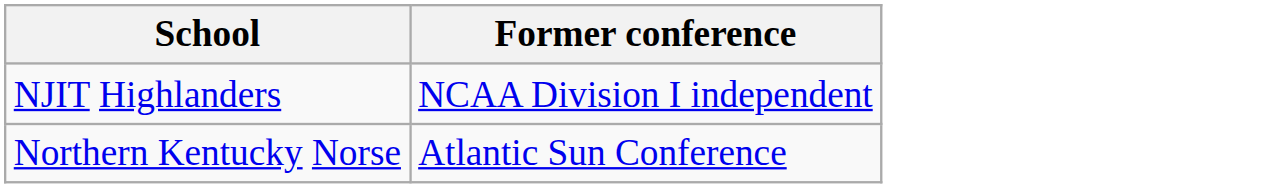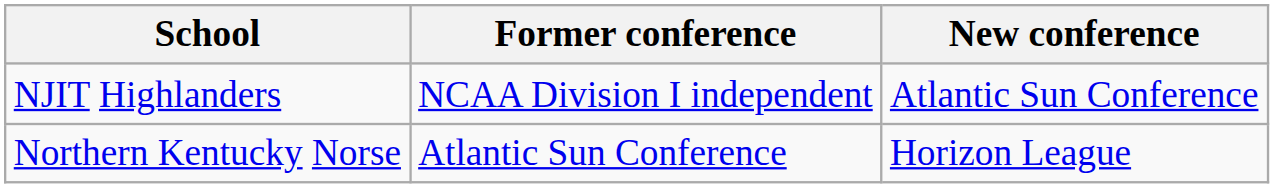+ column: (1074, 34)
